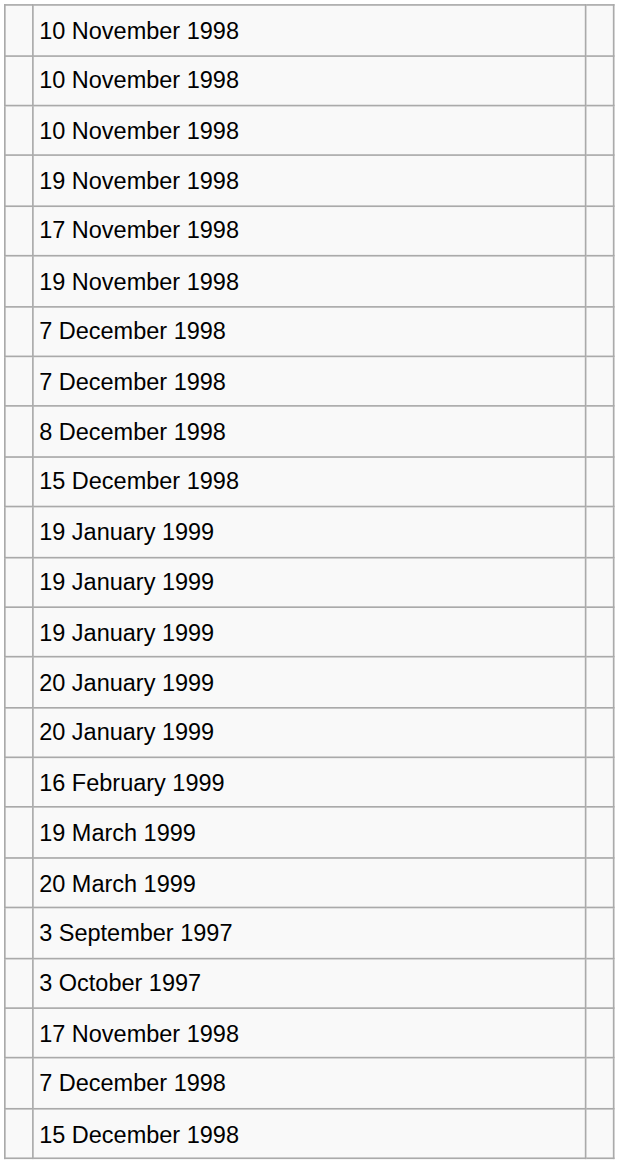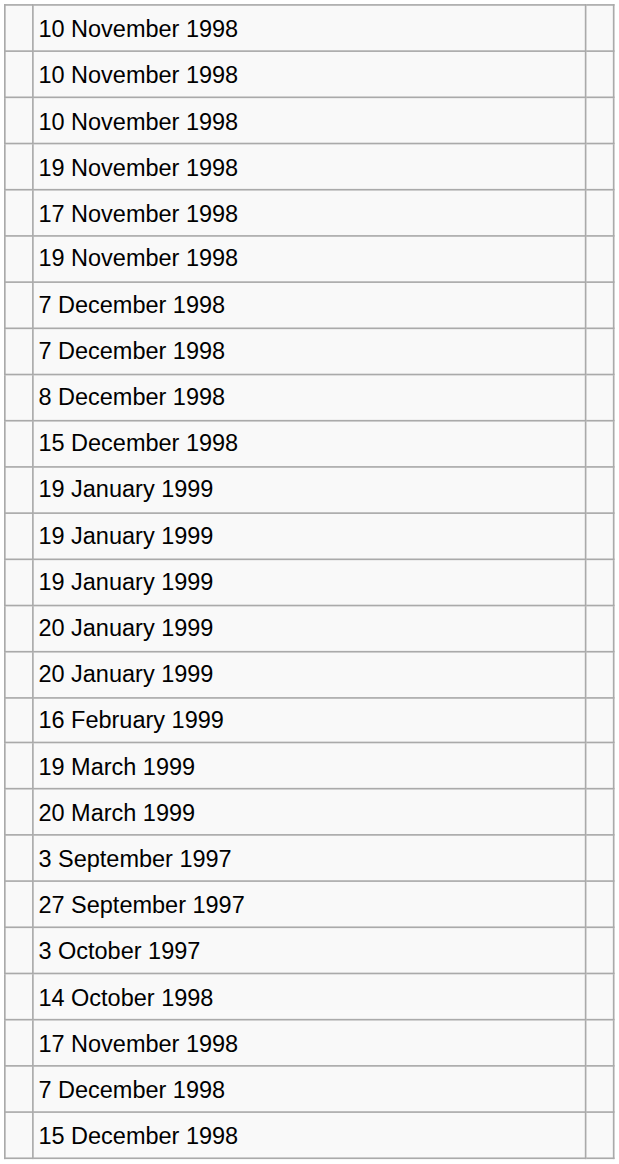+ row: (19, 905)
+ row: (19, 997)
